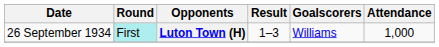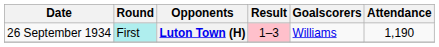(269, 32) no background -> (269, 32) pink background
(399, 32) 1,000 -> (399, 32) 1,190
